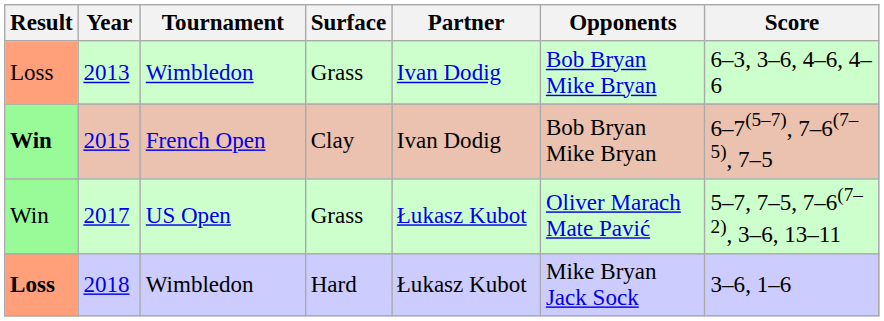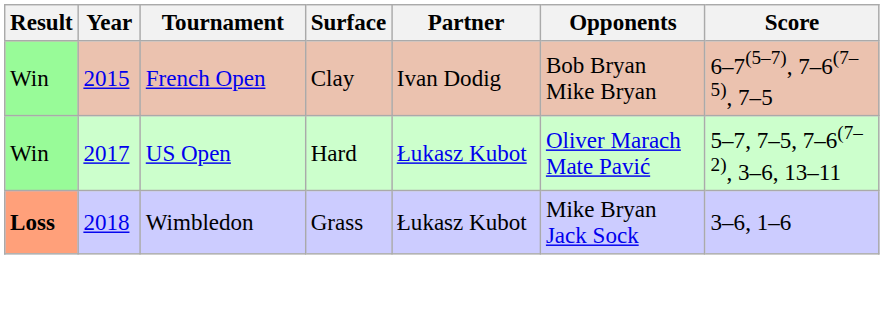- row: (106, 72)
(31, 140) bold -> (29, 78) normal
(337, 215) Grass -> (334, 153) Hard
(334, 284) Hard -> (337, 222) Grass
